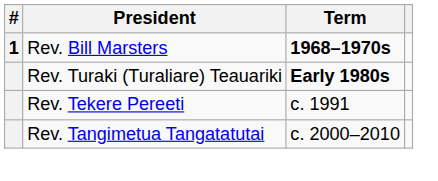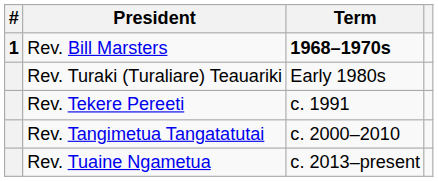(340, 76) bold -> (338, 76) normal
+ row: (119, 162)
